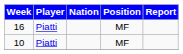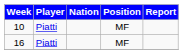rows swapped: (19, 42) <-> (19, 27)
